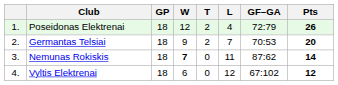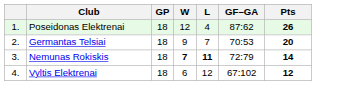- column: (207, 12)
(264, 27) 72:79 -> (242, 27) 87:62
(230, 57) normal -> (207, 57) bold
(264, 57) 87:62 -> (242, 57) 72:79
